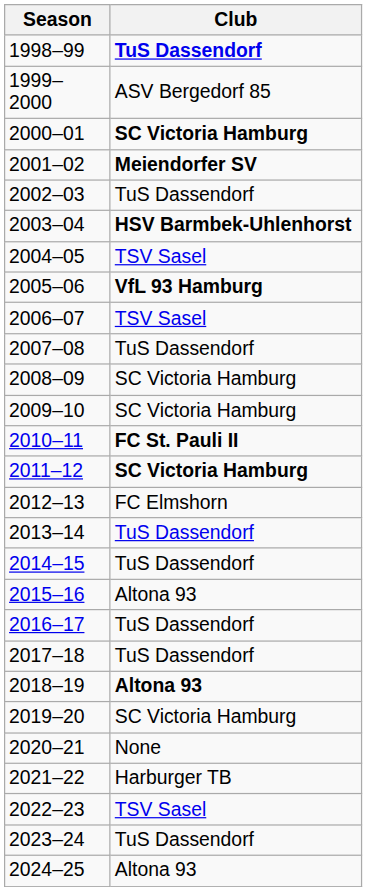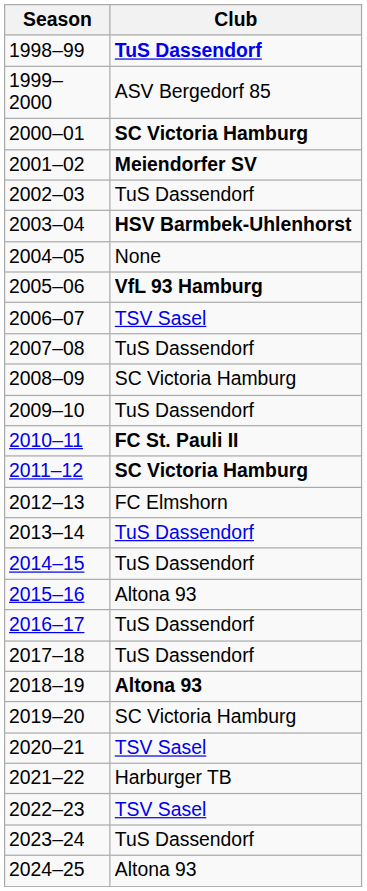(161, 256) TSV Sasel -> (138, 256) None
(206, 410) SC Victoria Hamburg -> (184, 410) TuS Dassendorf
(138, 747) None -> (161, 747) TSV Sasel
